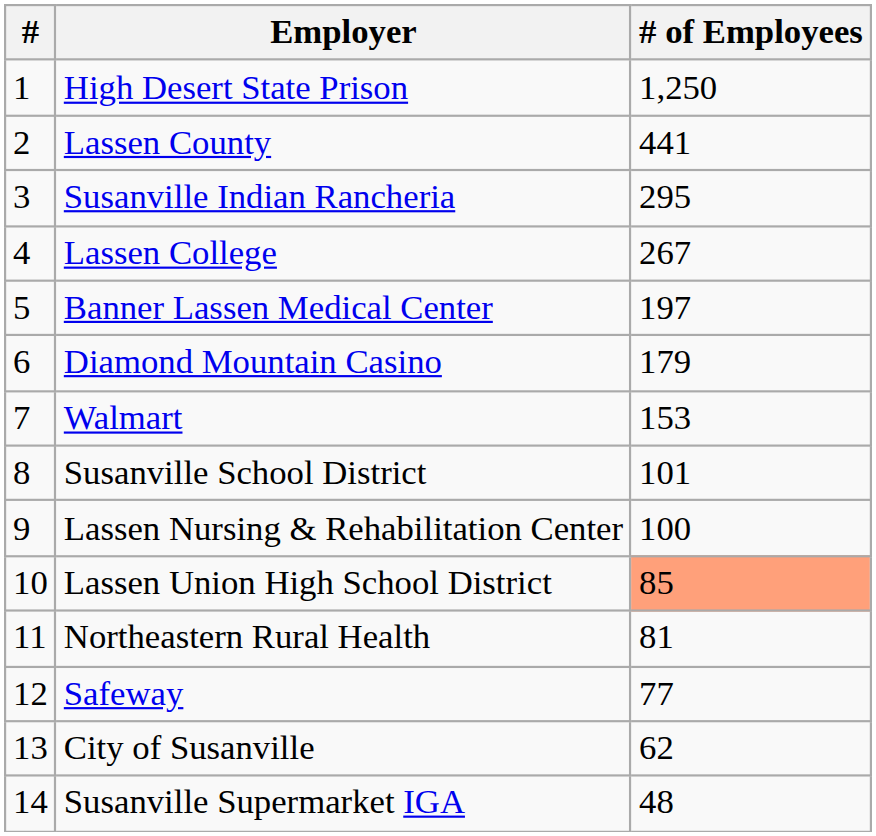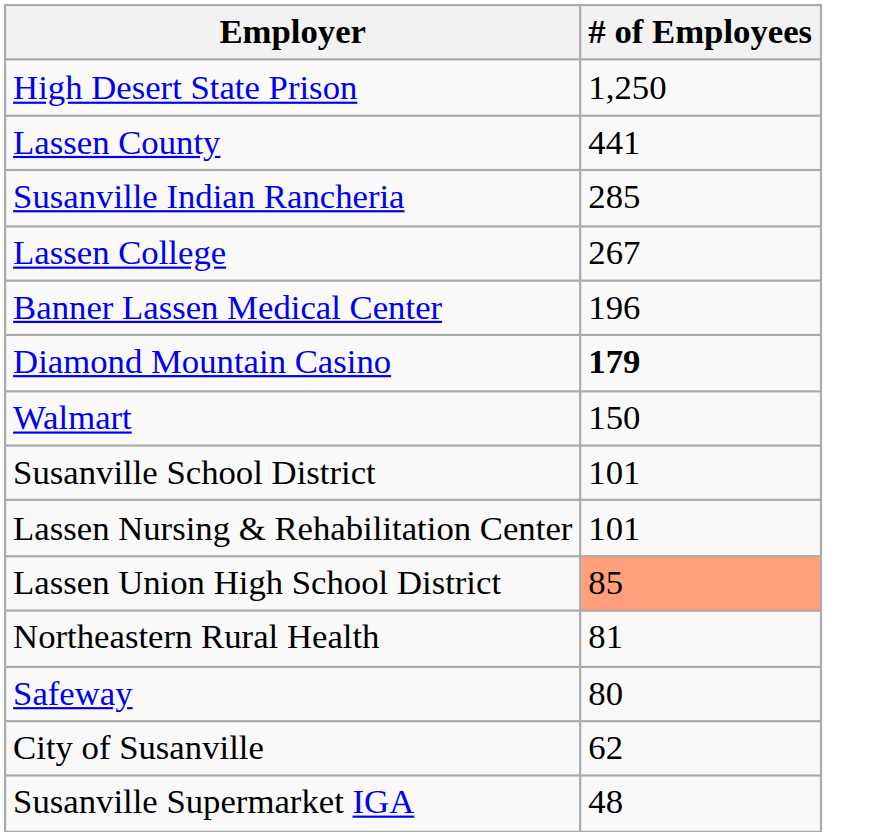- column: (30, 32)
(665, 197) 295 -> (614, 197) 285
(665, 307) 197 -> (614, 307) 196
(665, 362) normal -> (614, 362) bold
(665, 417) 153 -> (614, 417) 150
(665, 527) 100 -> (614, 527) 101
(656, 692) 77 -> (606, 692) 80
